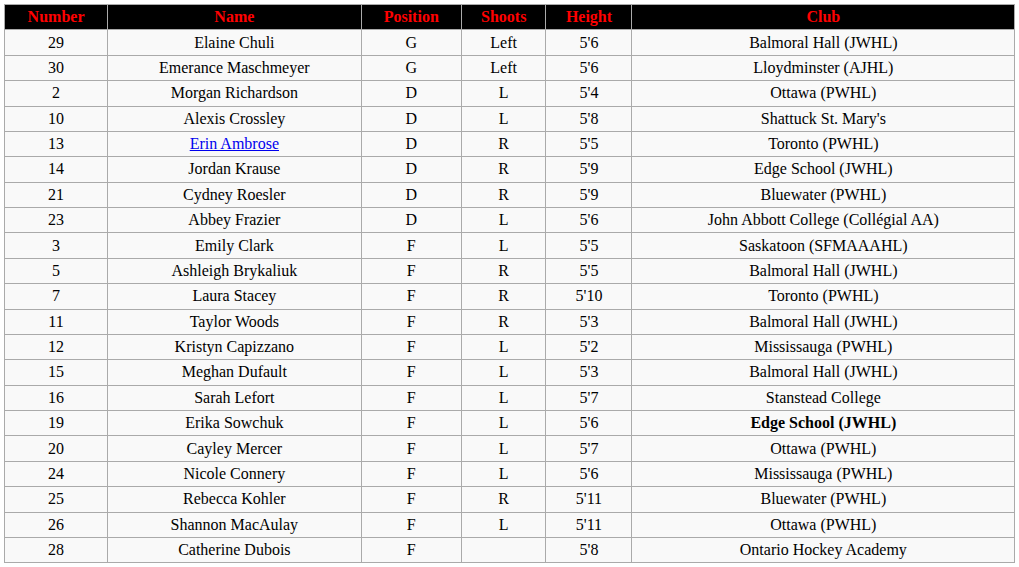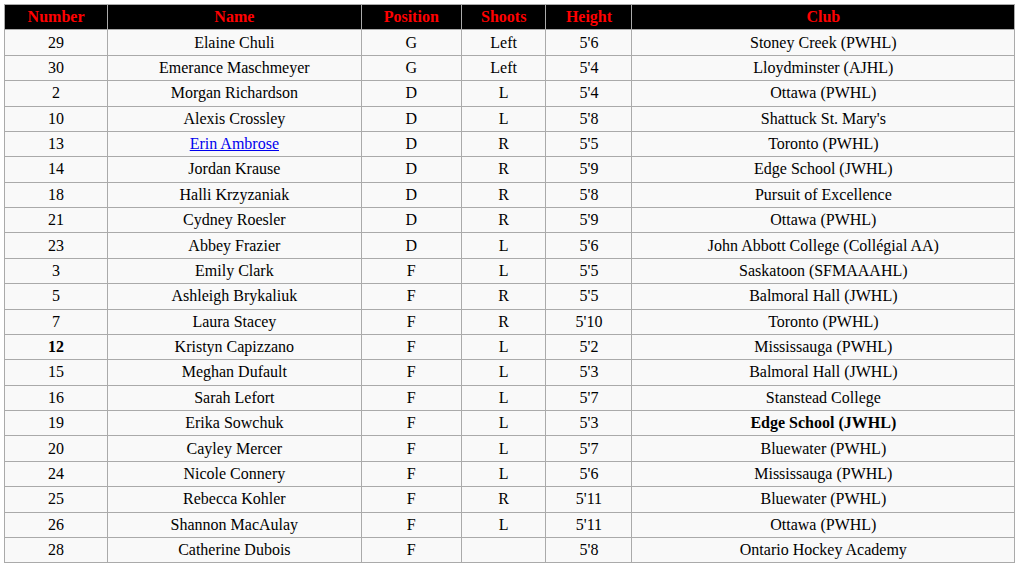(823, 42) Balmoral Hall (JWHL) -> (823, 42) Stoney Creek (PWHL)
(589, 67) 5'6 -> (589, 67) 5'4
+ row: (234, 194)
(823, 194) Bluewater (PWHL) -> (823, 220) Ottawa (PWHL)
- row: (234, 321)
(56, 347) normal -> (56, 347) bold
(589, 423) 5'6 -> (589, 423) 5'3
(823, 448) Ottawa (PWHL) -> (823, 448) Bluewater (PWHL)
